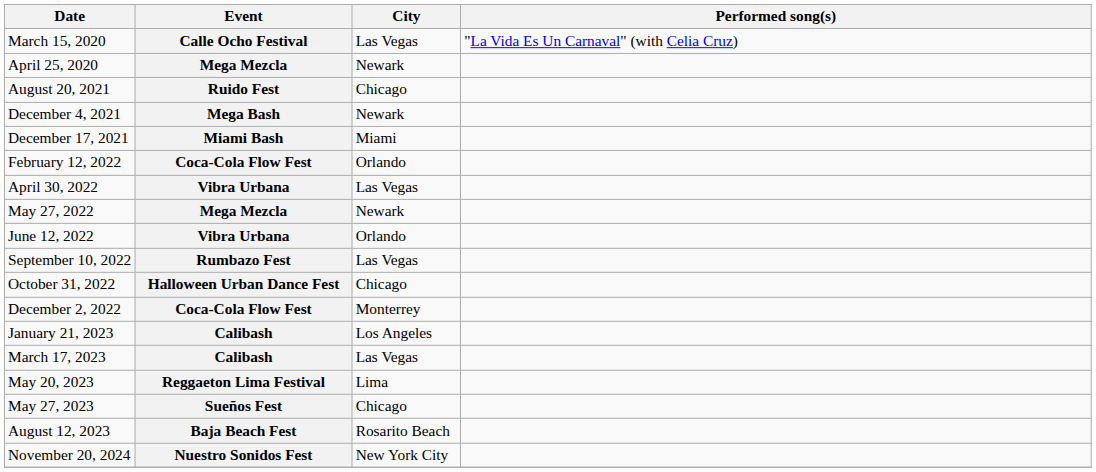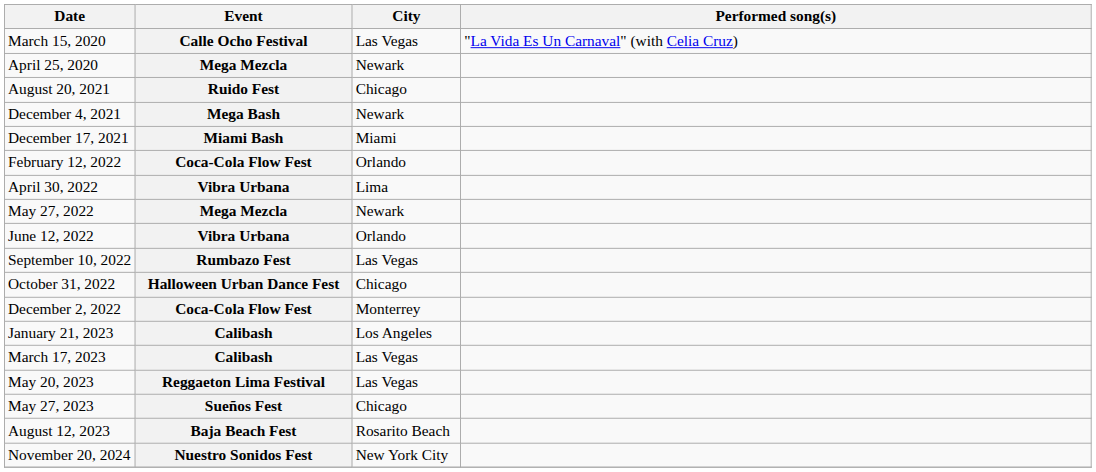(387, 187) Las Vegas -> (372, 187) Lima
(372, 382) Lima -> (387, 382) Las Vegas
